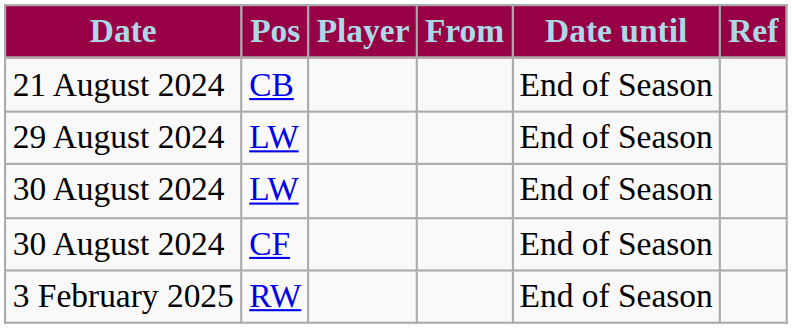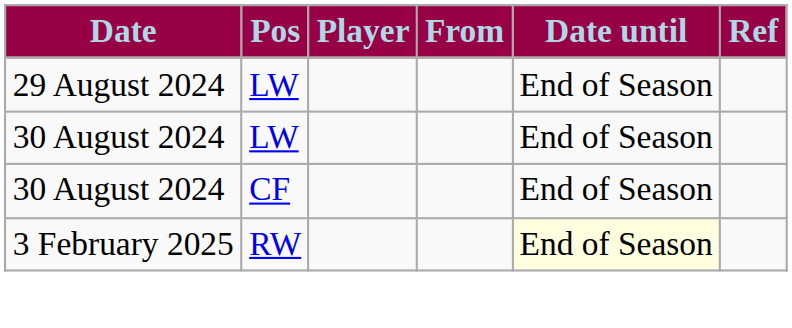- row: (119, 84)
(616, 296) no background -> (616, 243) lightyellow background
